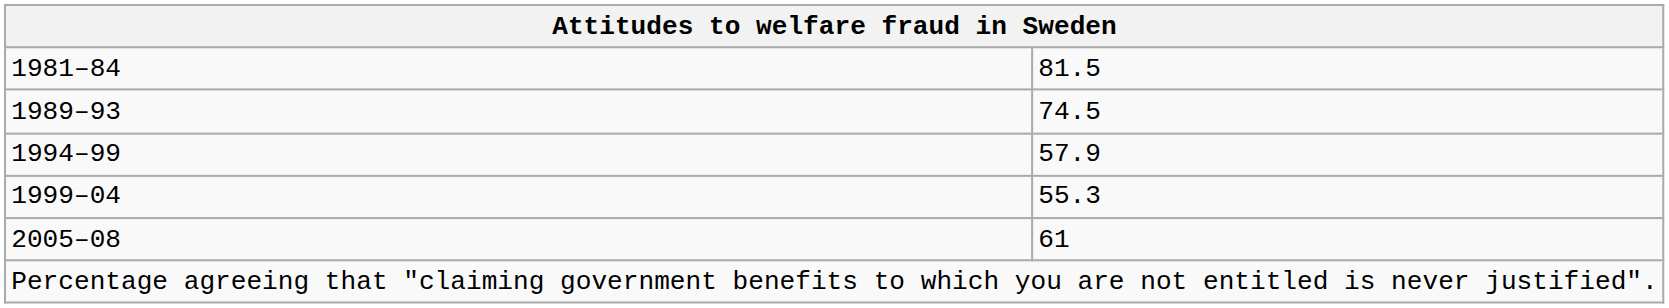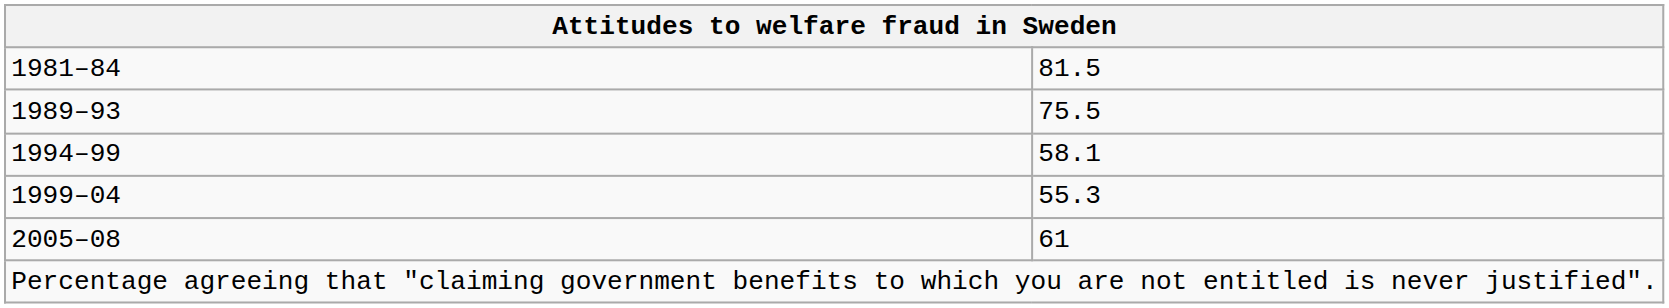(1070, 111) 74.5 -> (1070, 111) 75.5
(1070, 154) 57.9 -> (1070, 154) 58.1
